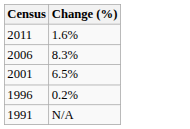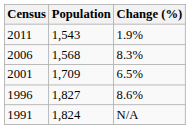+ column: (81, 14)
(65, 34) 1.6% -> (130, 34) 1.9%
(65, 94) 0.2% -> (130, 94) 8.6%
